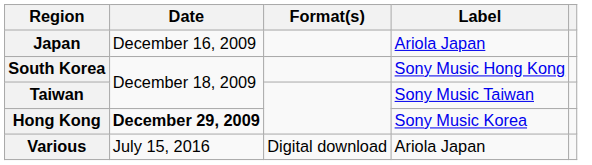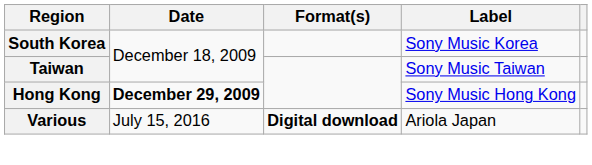- row: (57, 43)
(480, 69) Sony Music Hong Kong -> (472, 43) Sony Music Korea
(461, 120) Sony Music Korea -> (491, 95) Sony Music Hong Kong
(327, 146) normal -> (333, 120) bold
